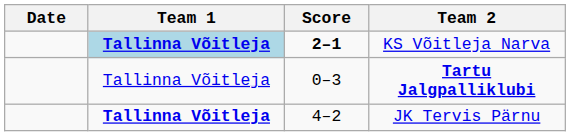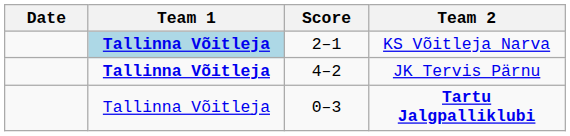(327, 45) bold -> (327, 45) normal
rows swapped: (467, 117) <-> (467, 81)
